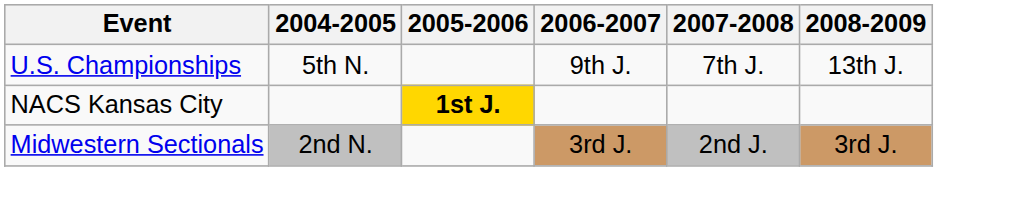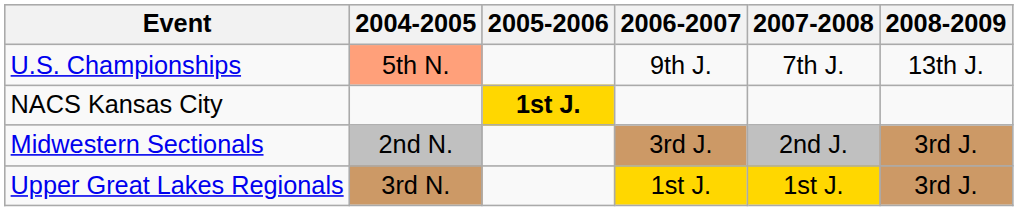(336, 64) no background -> (416, 64) lightsalmon background
+ row: (177, 184)
